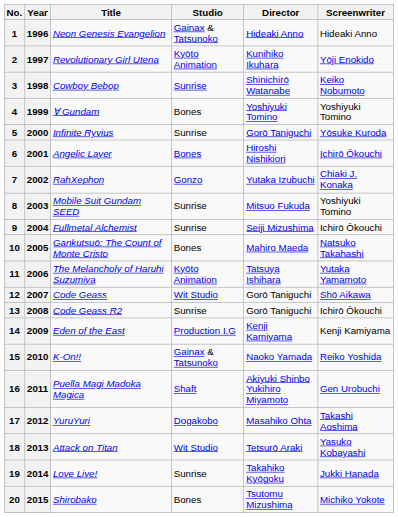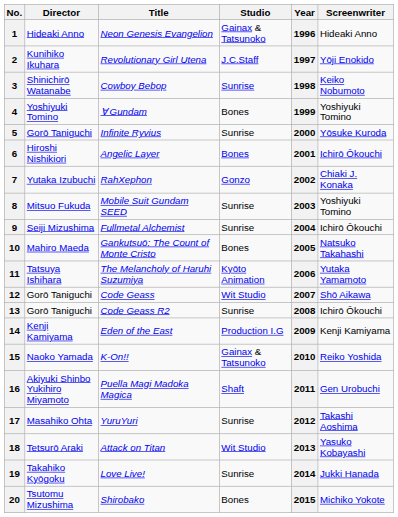columns swapped: (38, 12) <-> (281, 12)
(195, 59) Kyōto Animation -> (240, 59) J.C.Staff
(196, 421) Dogakobo -> (238, 421) Sunrise
